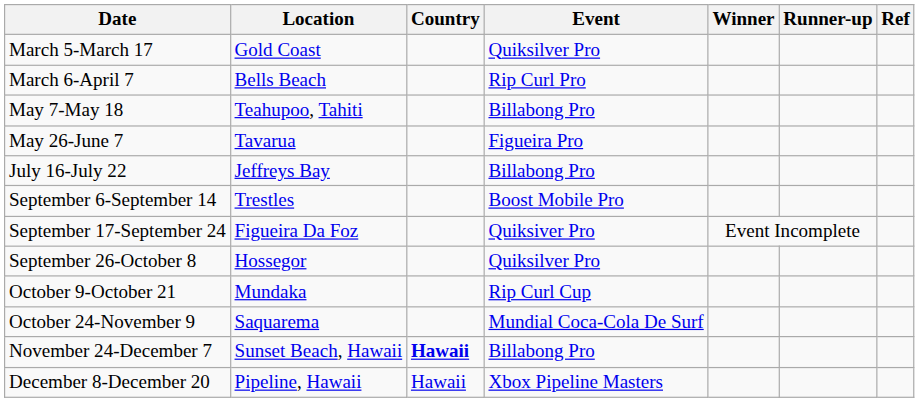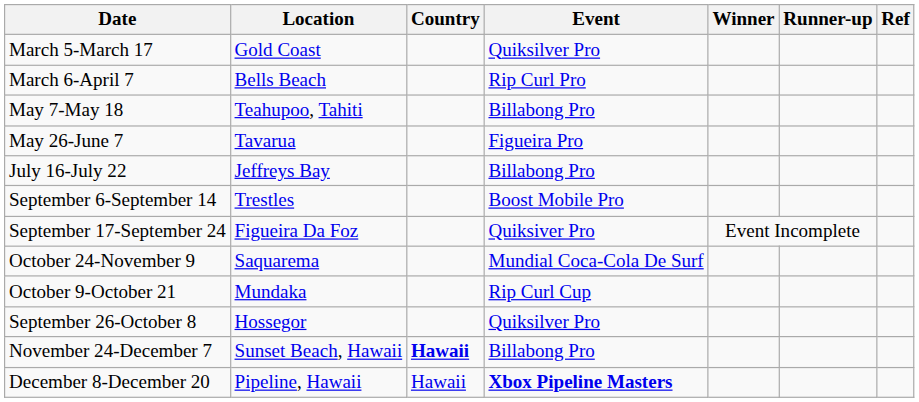rows swapped: (103, 261) <-> (102, 321)
(576, 381) normal -> (580, 381) bold
